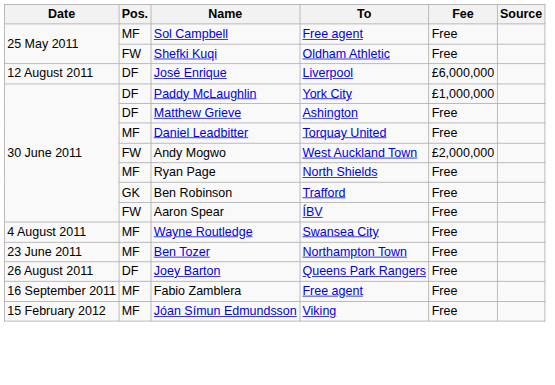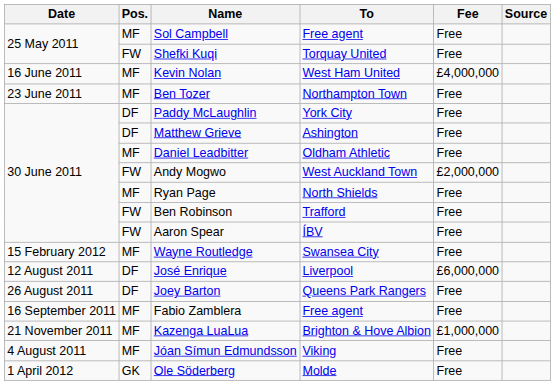(346, 53) Oldham Athletic -> (344, 53) Torquay United
+ row: (187, 73)
rows swapped: (182, 251) <-> (190, 73)
(463, 93) £1,000,000 -> (449, 113) Free
(344, 133) Torquay United -> (346, 152) Oldham Athletic
(131, 192) GK -> (131, 212) FW
(47, 232) 4 August 2011 -> (57, 251) 15 February 2012
+ row: (201, 331)
(57, 311) 15 February 2012 -> (47, 350) 4 August 2011
+ row: (194, 370)
